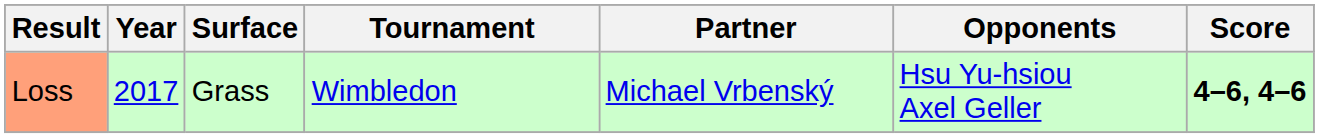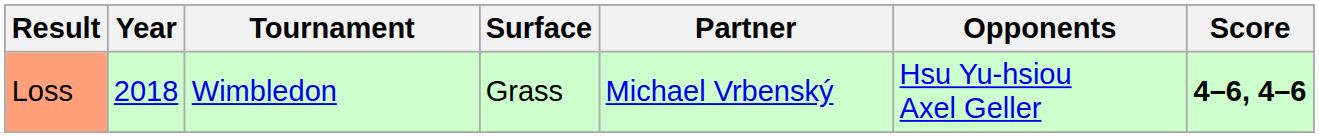columns swapped: (452, 27) <-> (245, 27)
(146, 91) 2017 -> (146, 91) 2018
